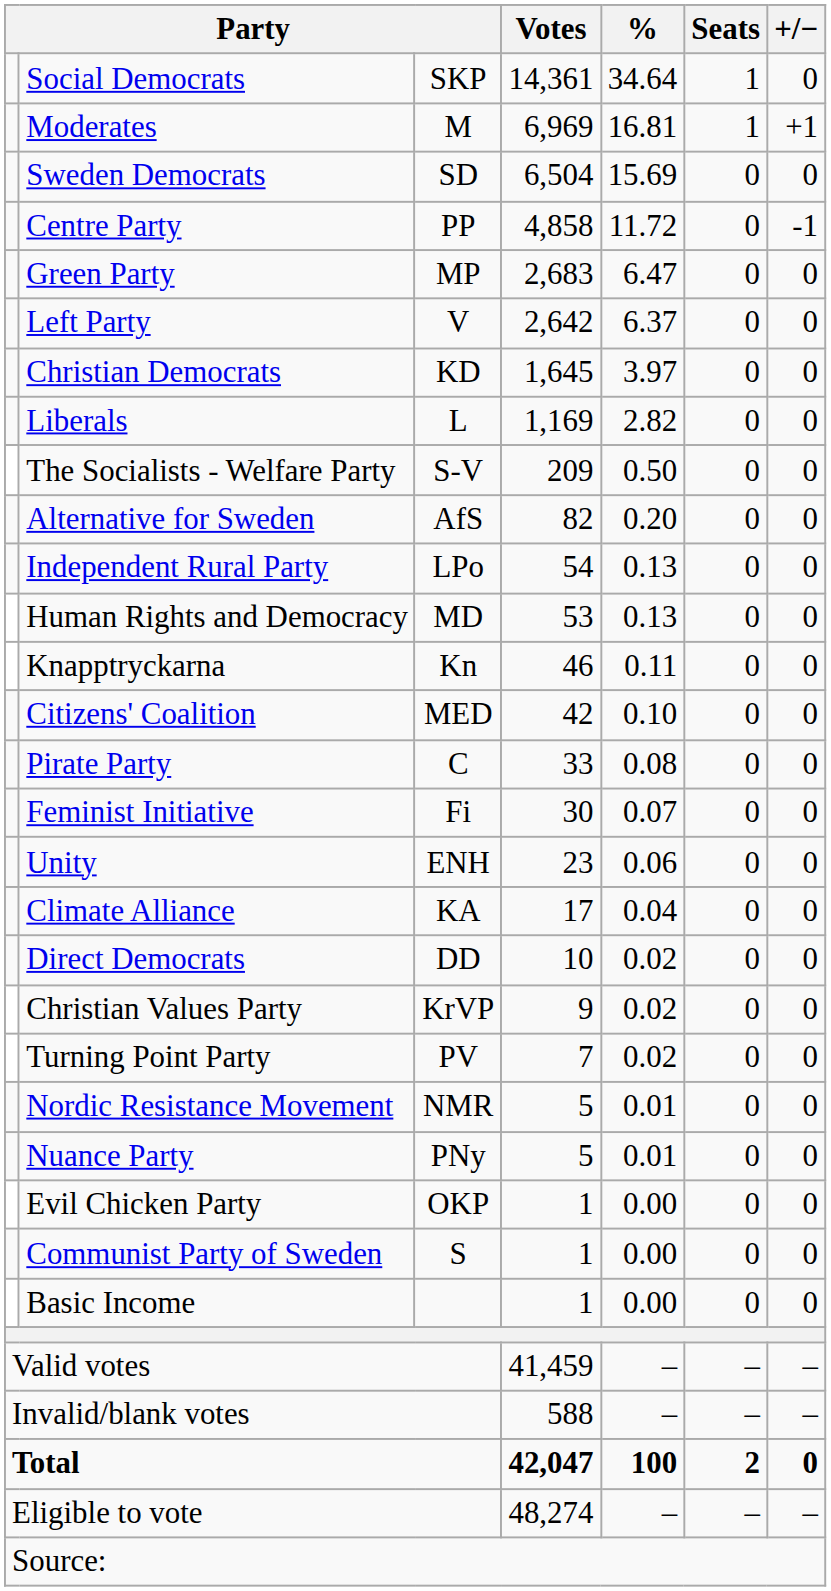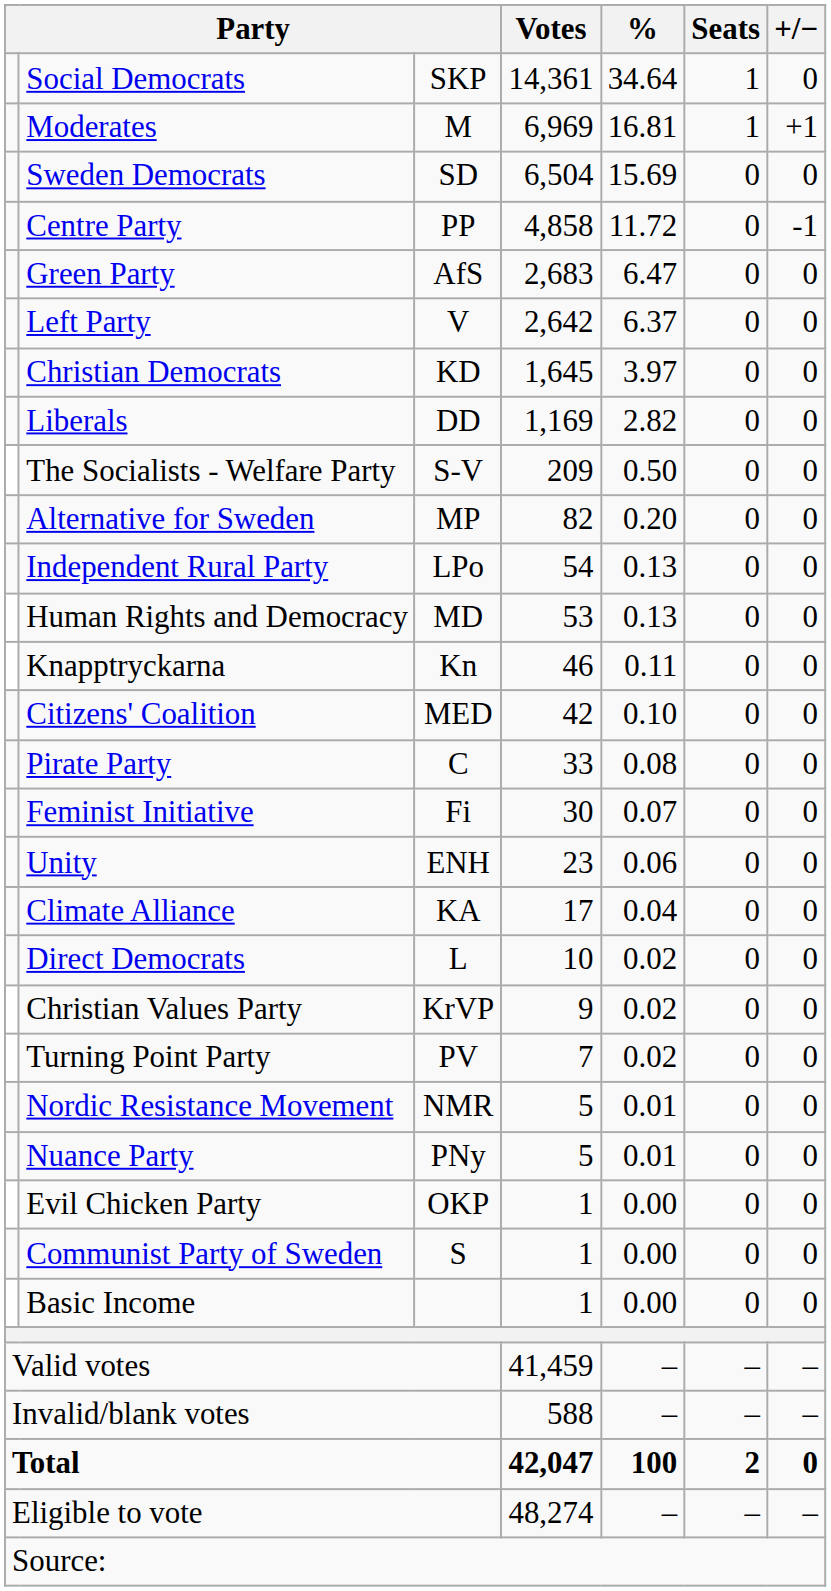(458, 273) MP -> (458, 273) AfS
(458, 420) L -> (458, 420) DD
(458, 518) AfS -> (458, 518) MP
(458, 959) DD -> (458, 959) L
